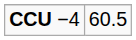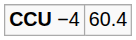(108, 20) 60.5 -> (108, 20) 60.4
